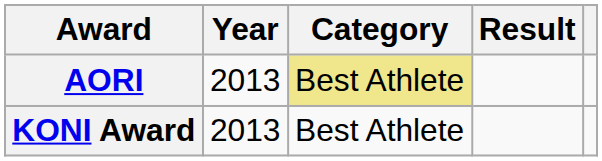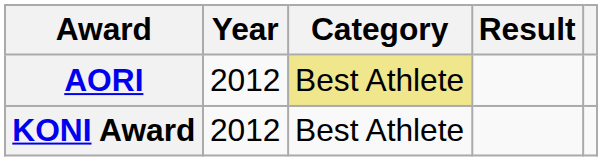(245, 79) 2013 -> (245, 79) 2012
(245, 130) 2013 -> (245, 130) 2012
